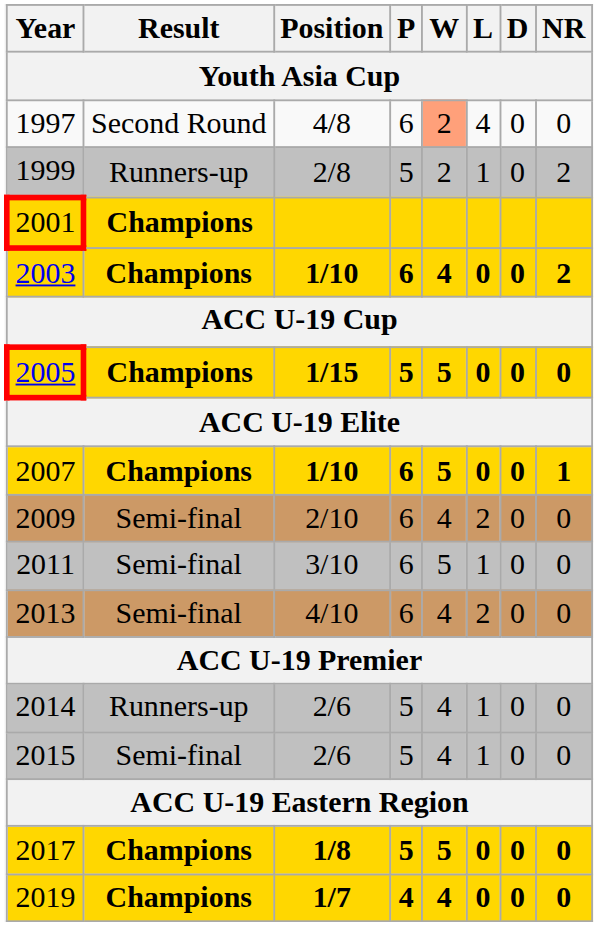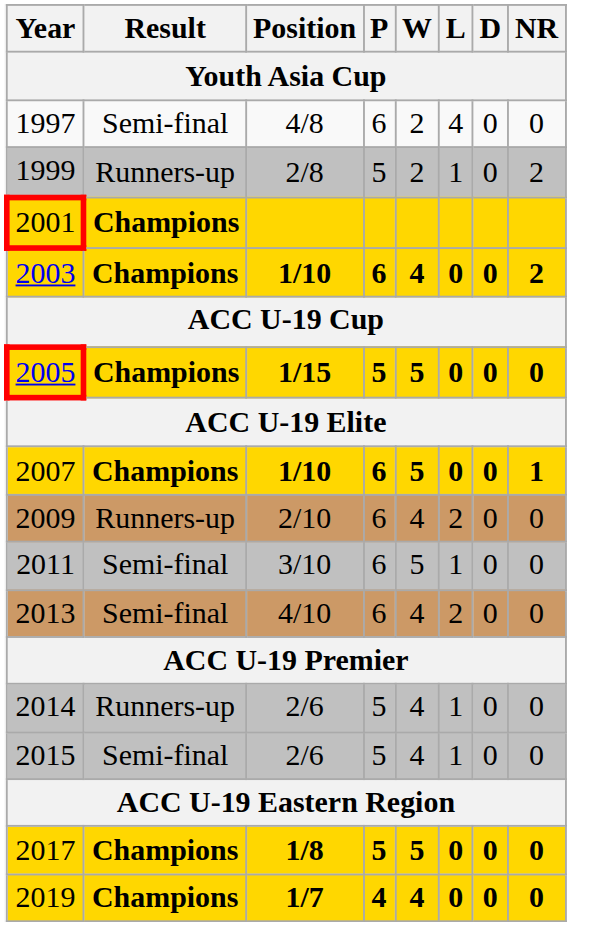(179, 123) Second Round -> (165, 123) Semi-final
(444, 123) lightsalmon background -> (417, 123) no background
(179, 517) Semi-final -> (165, 517) Runners-up
